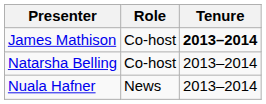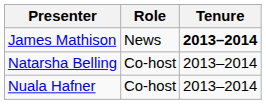(150, 39) Co-host -> (143, 39) News
(143, 87) News -> (150, 87) Co-host
